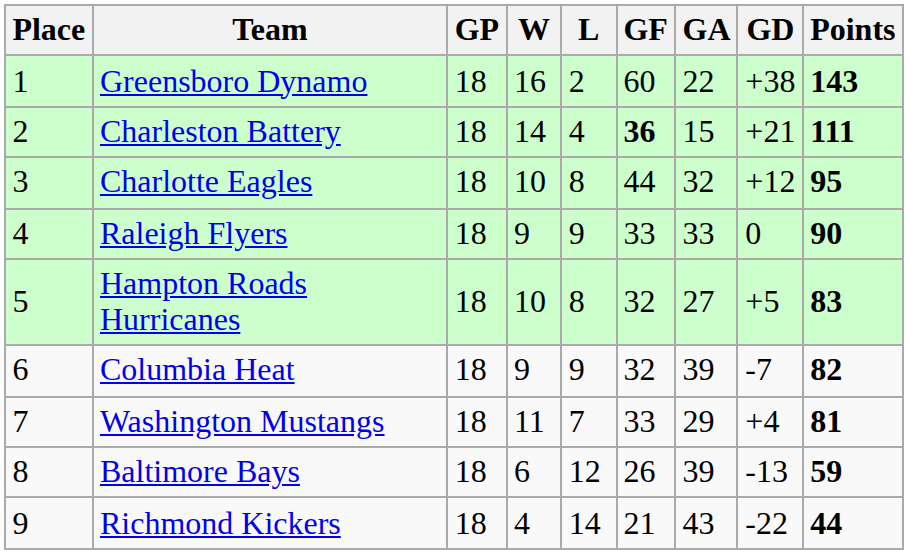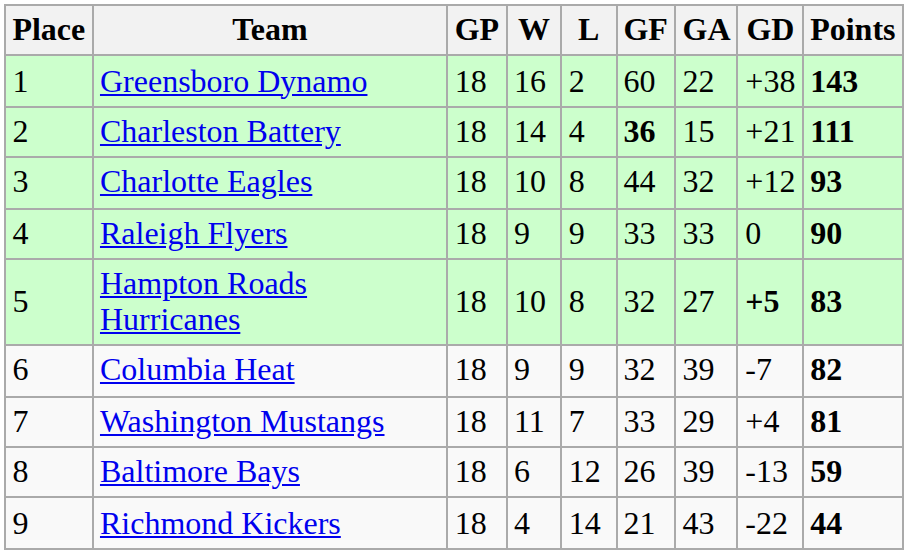(826, 182) 95 -> (826, 182) 93
(762, 301) normal -> (762, 301) bold
